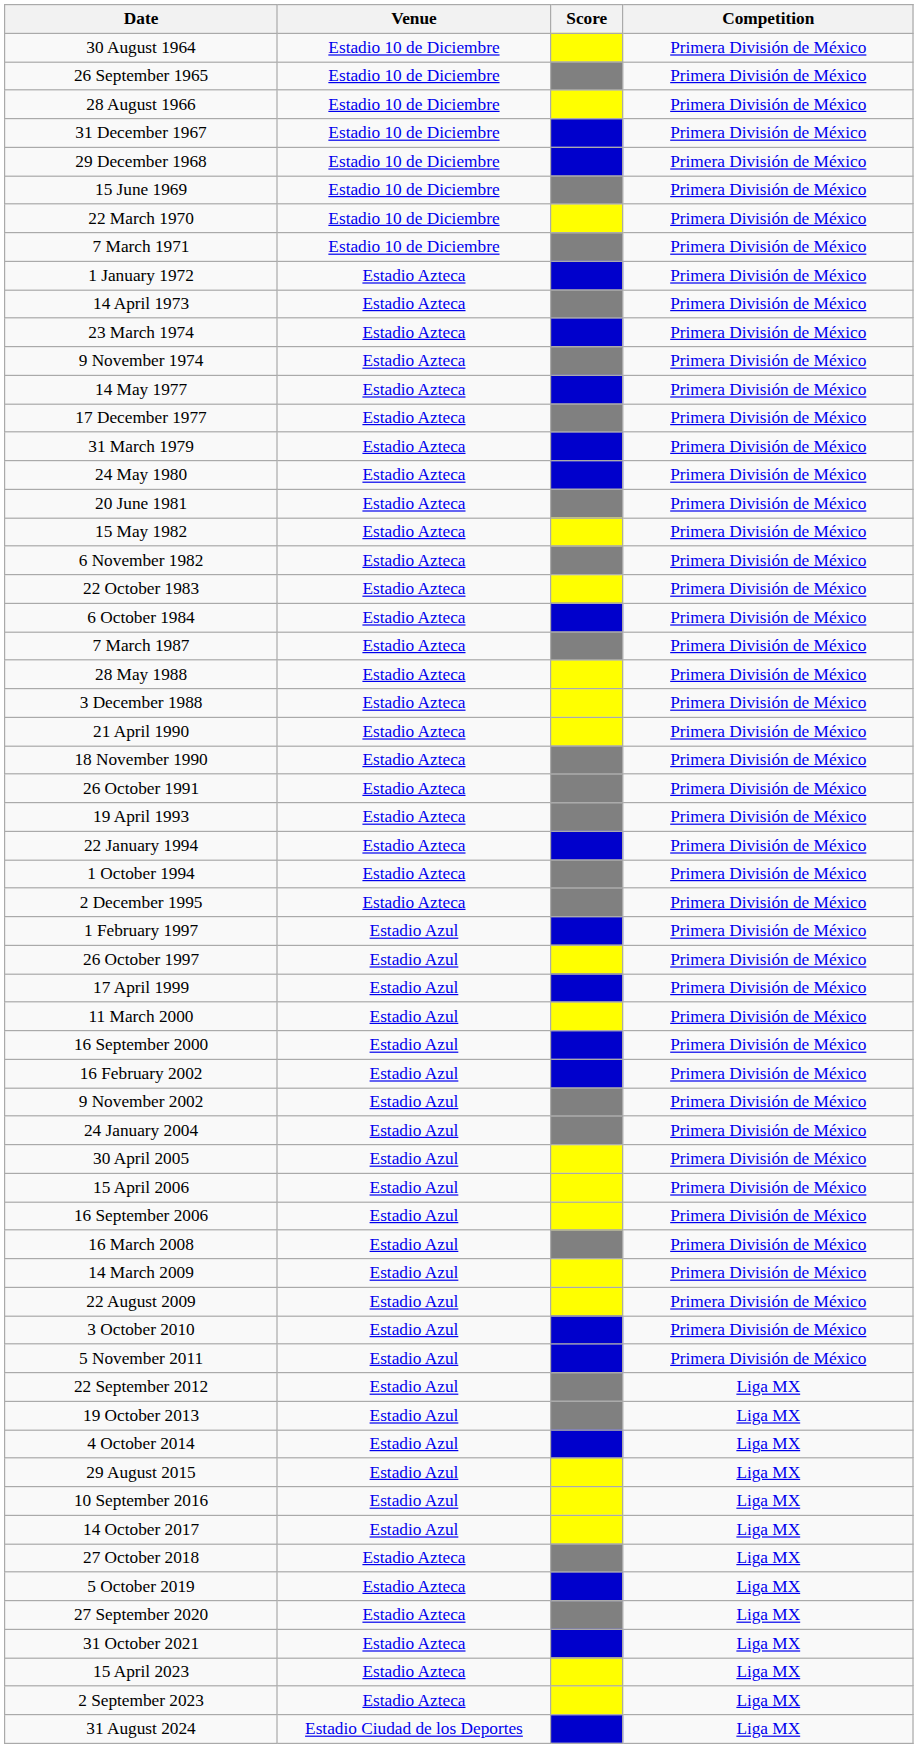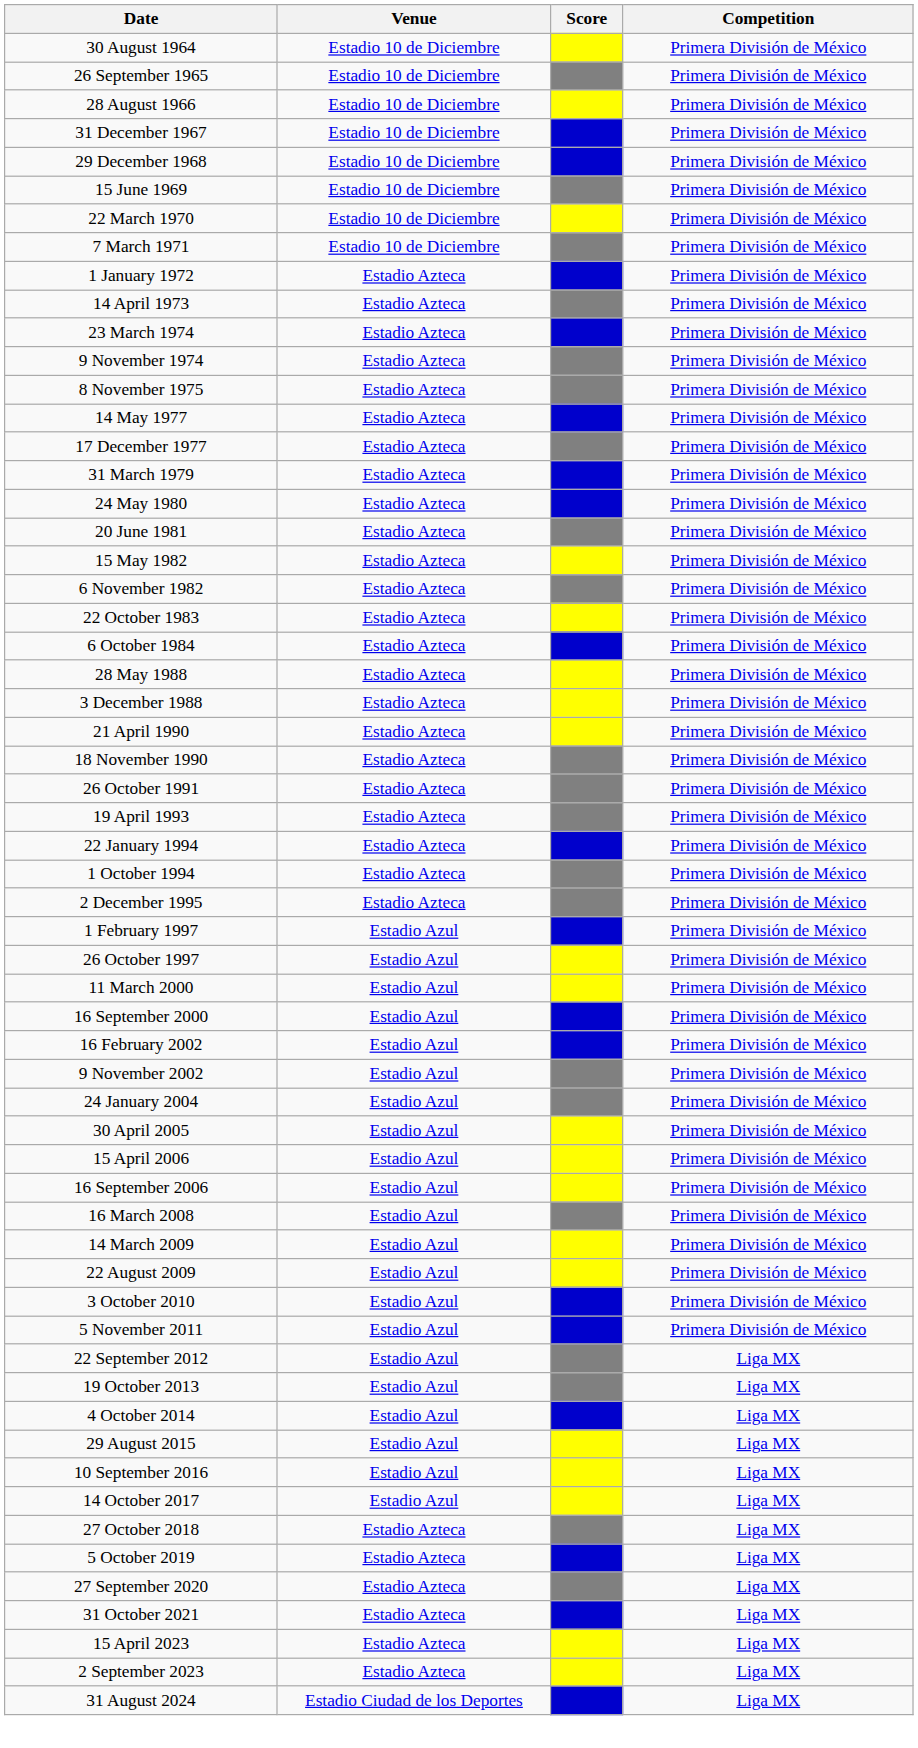+ row: (141, 389)
- row: (141, 646)
- row: (141, 988)
